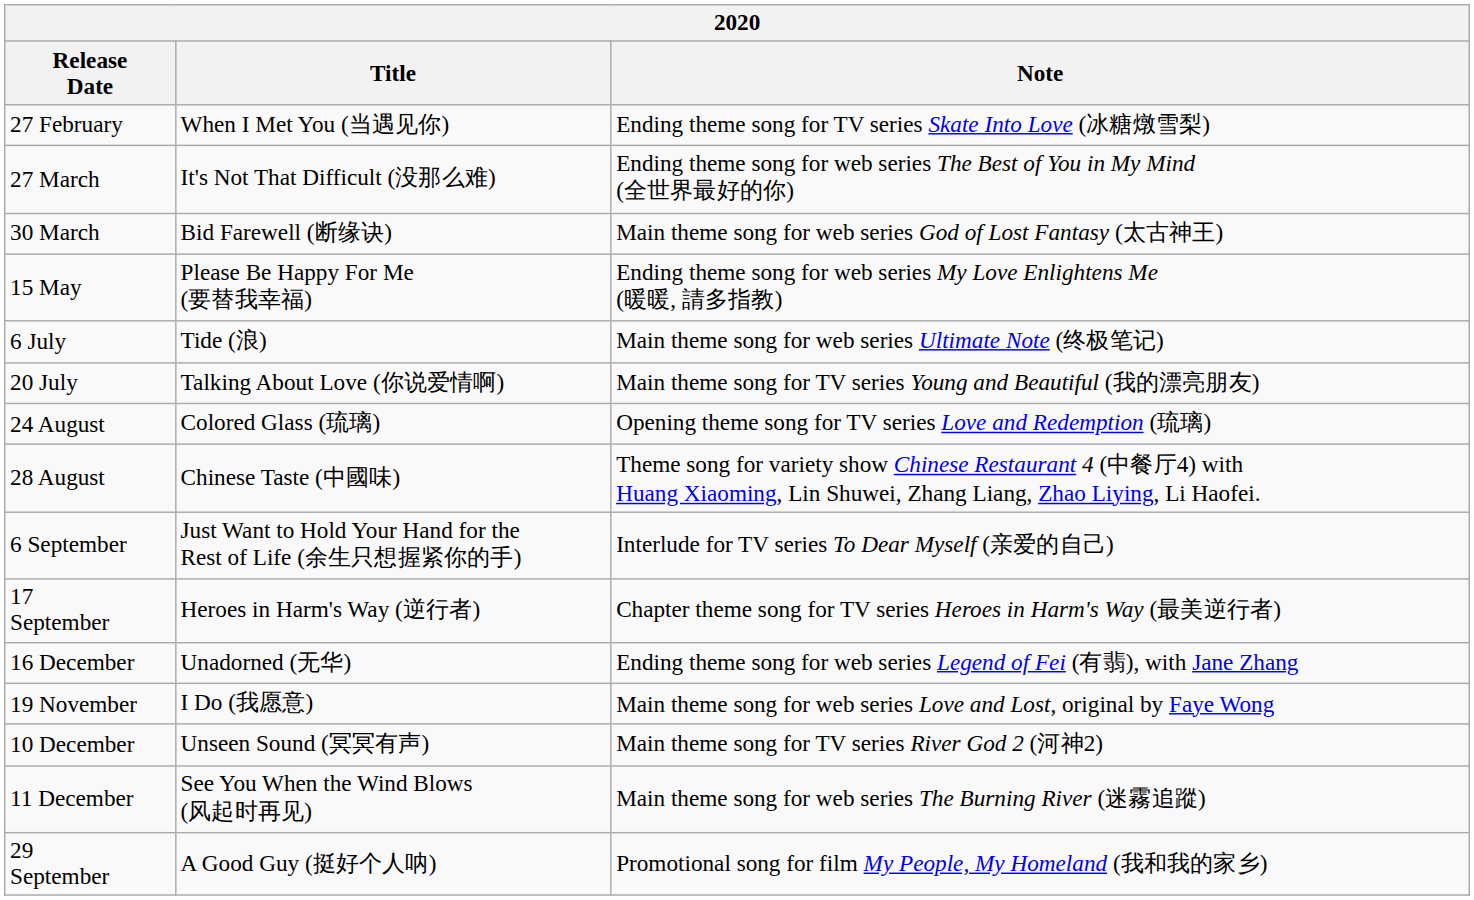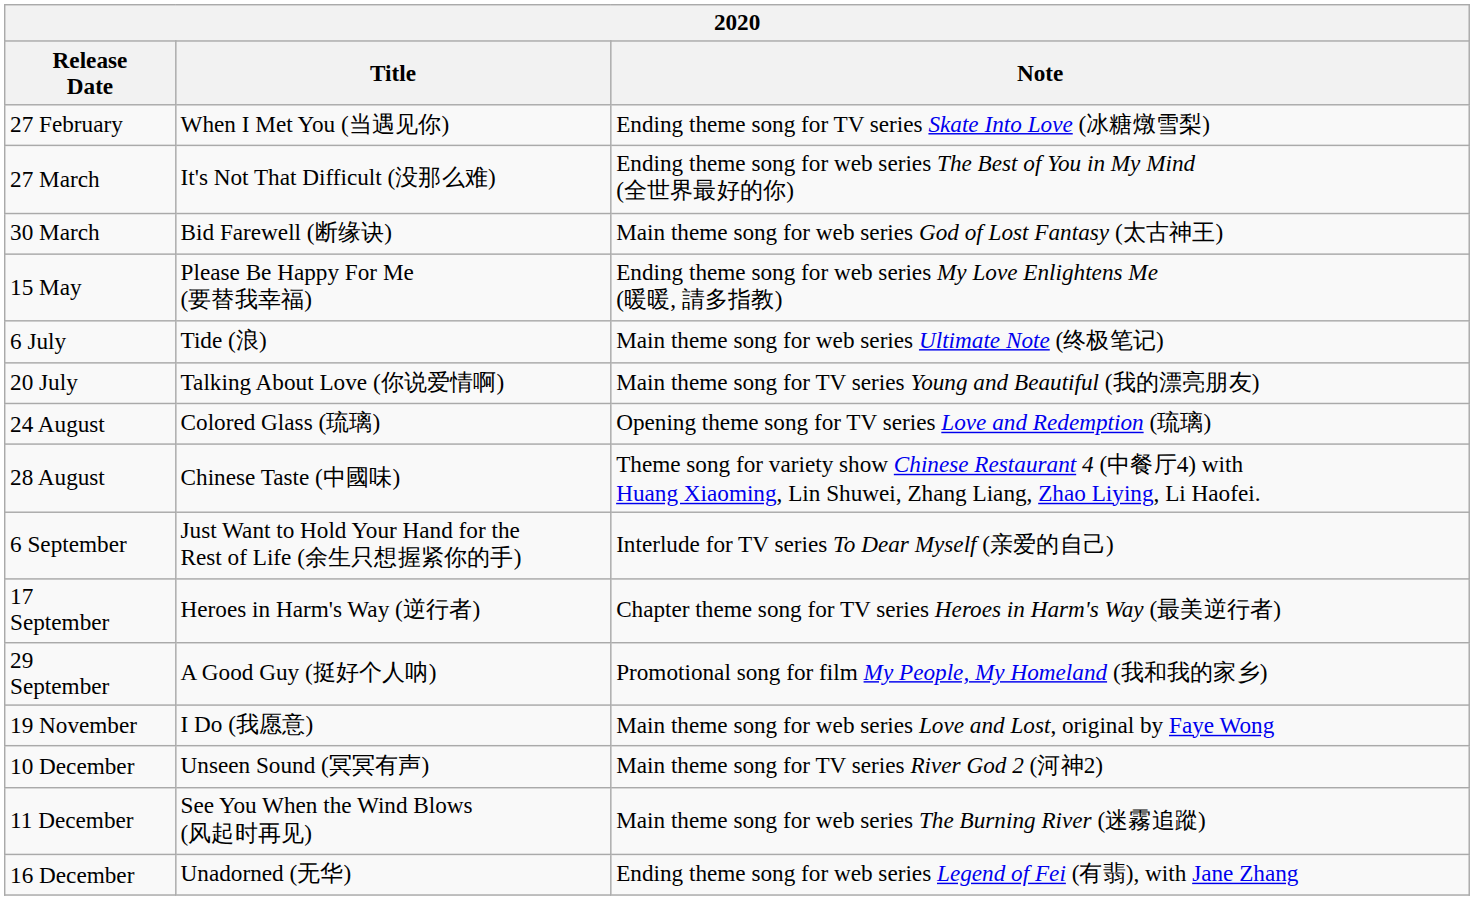rows swapped: (60, 863) <-> (72, 662)
